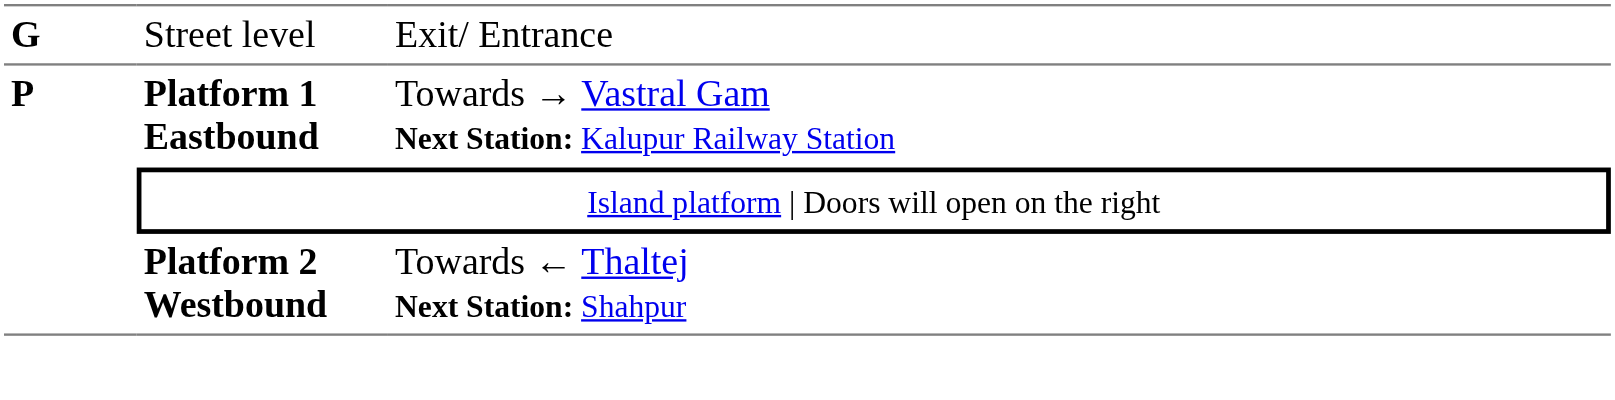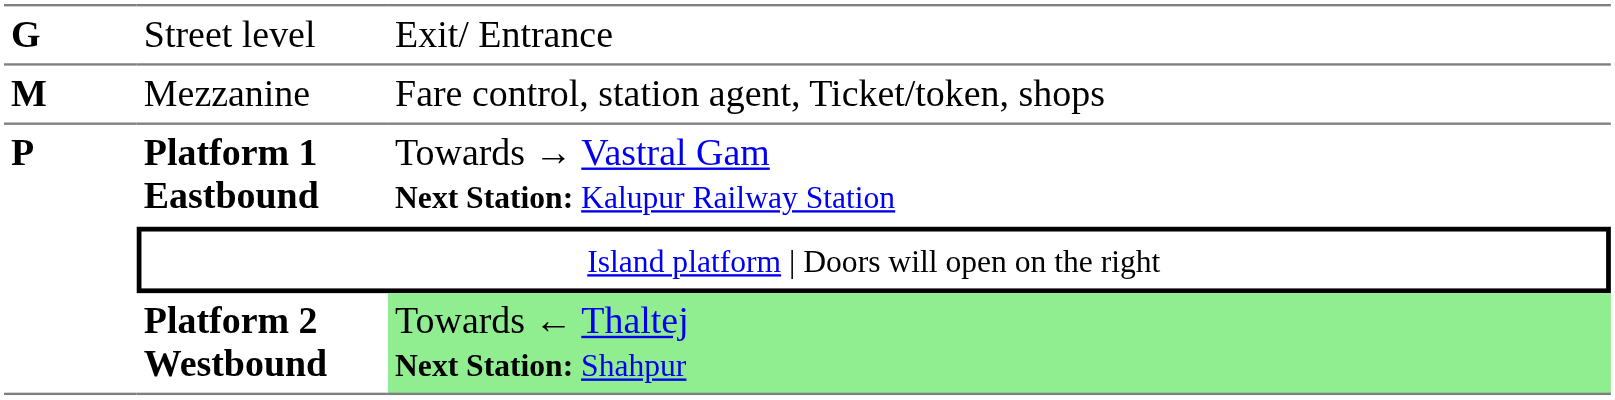+ row: (227, 93)
(542, 282) no background -> (542, 342) lightgreen background
